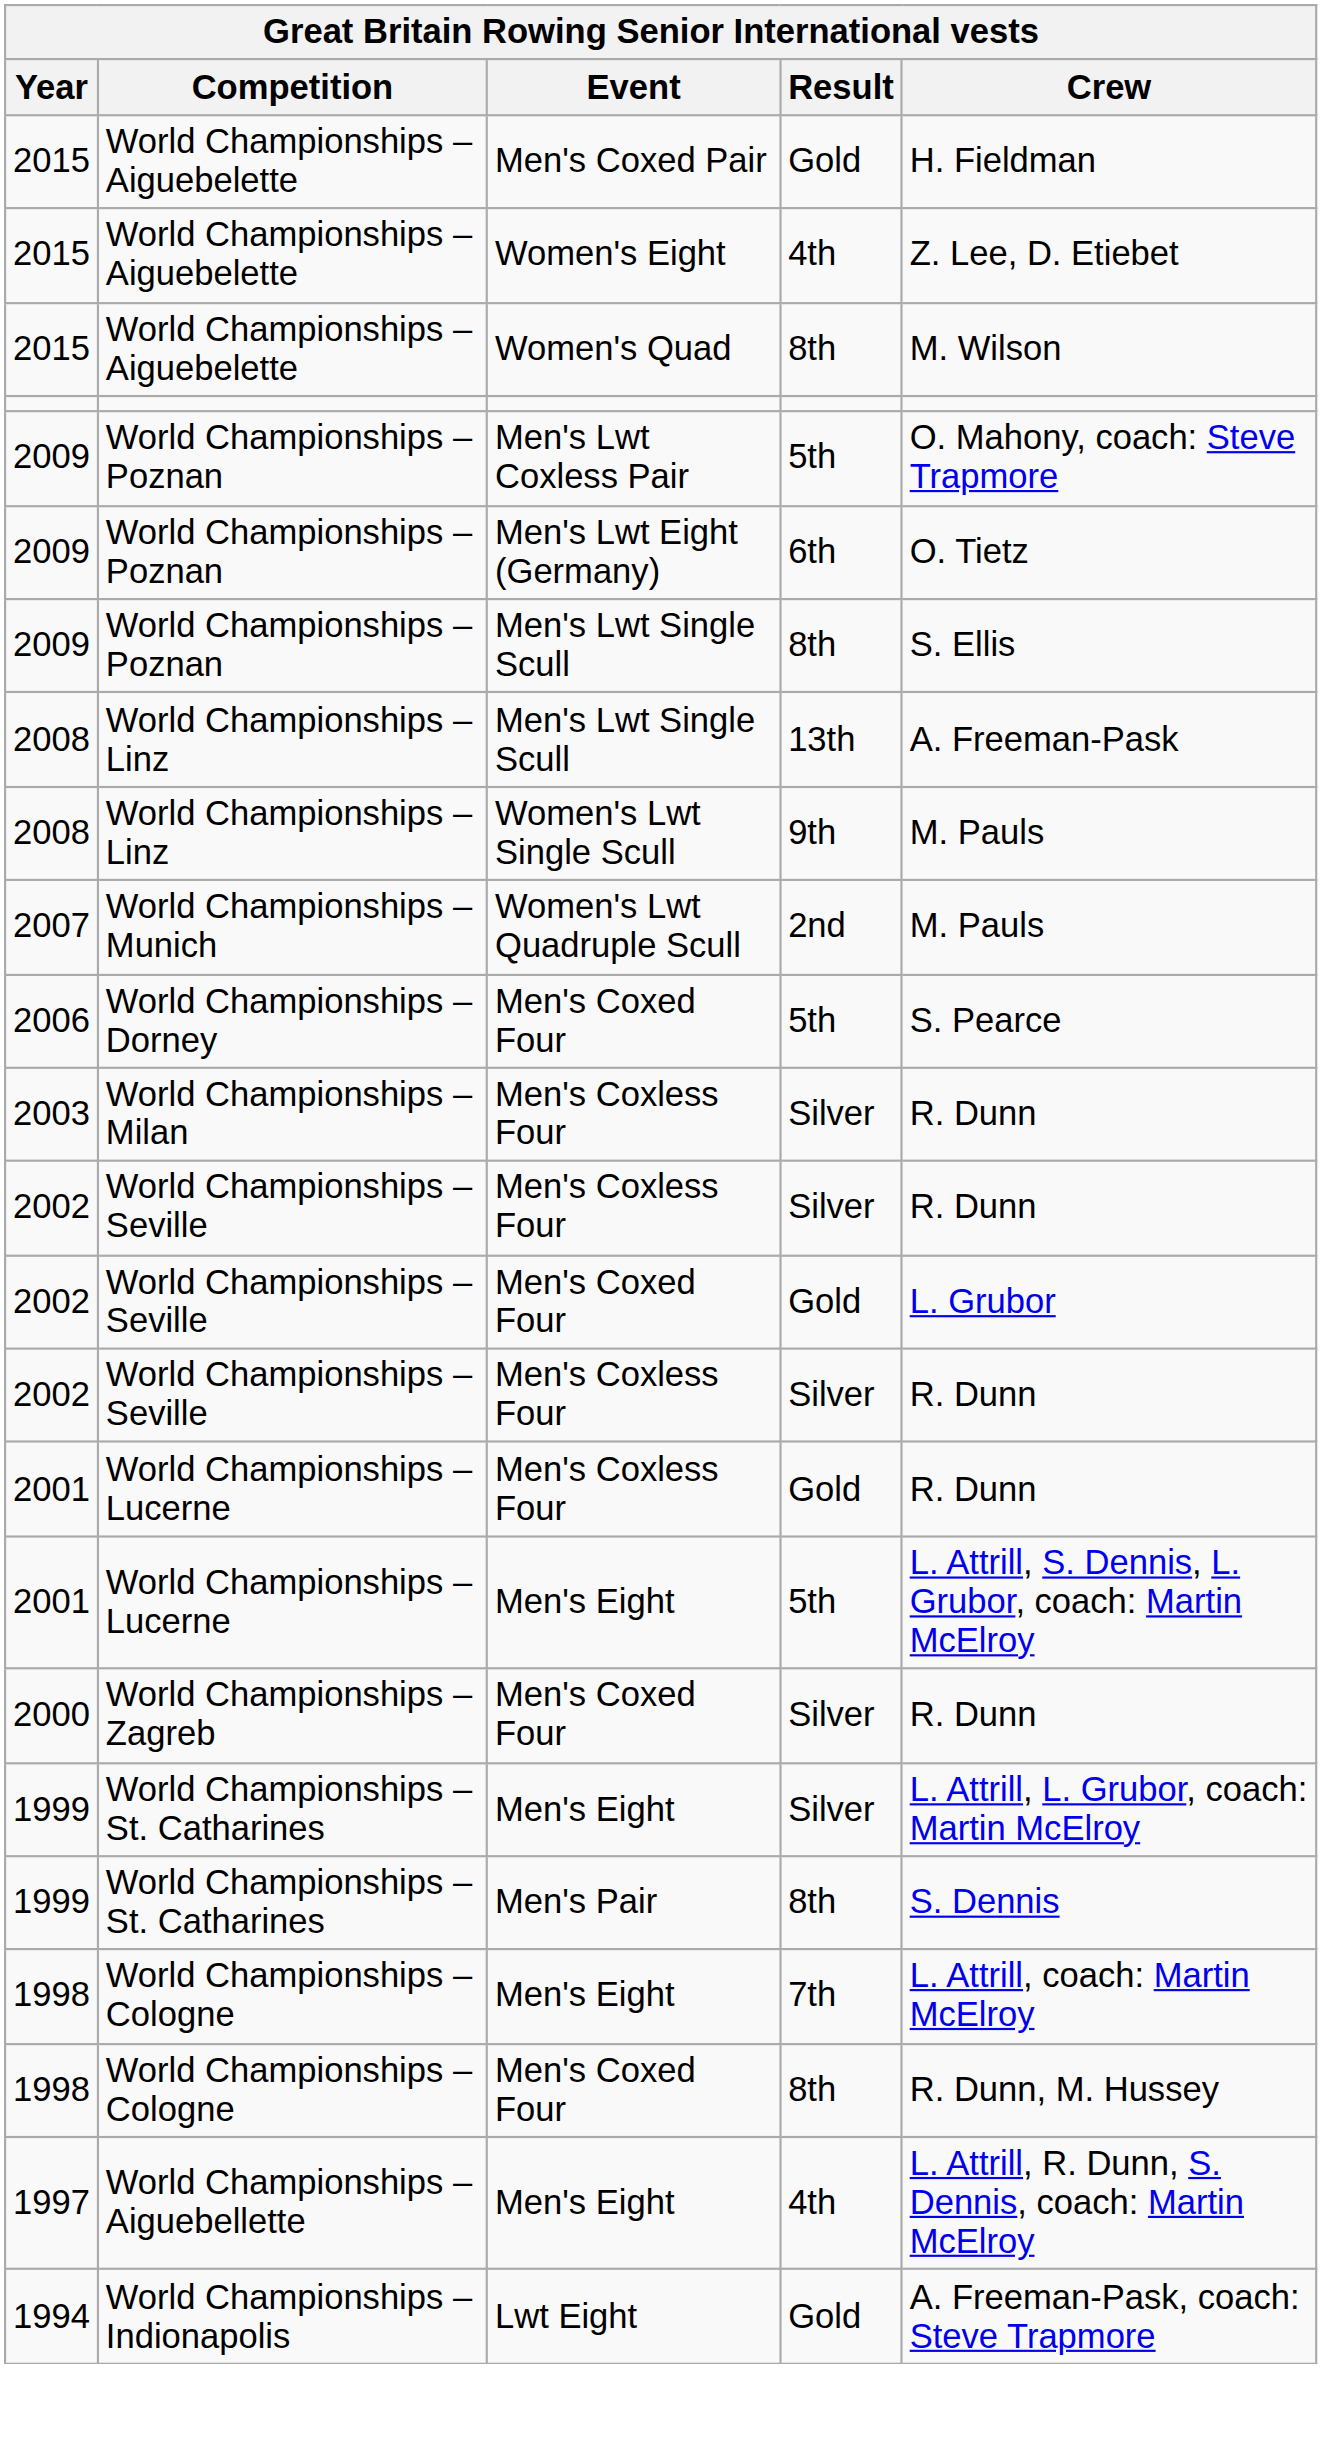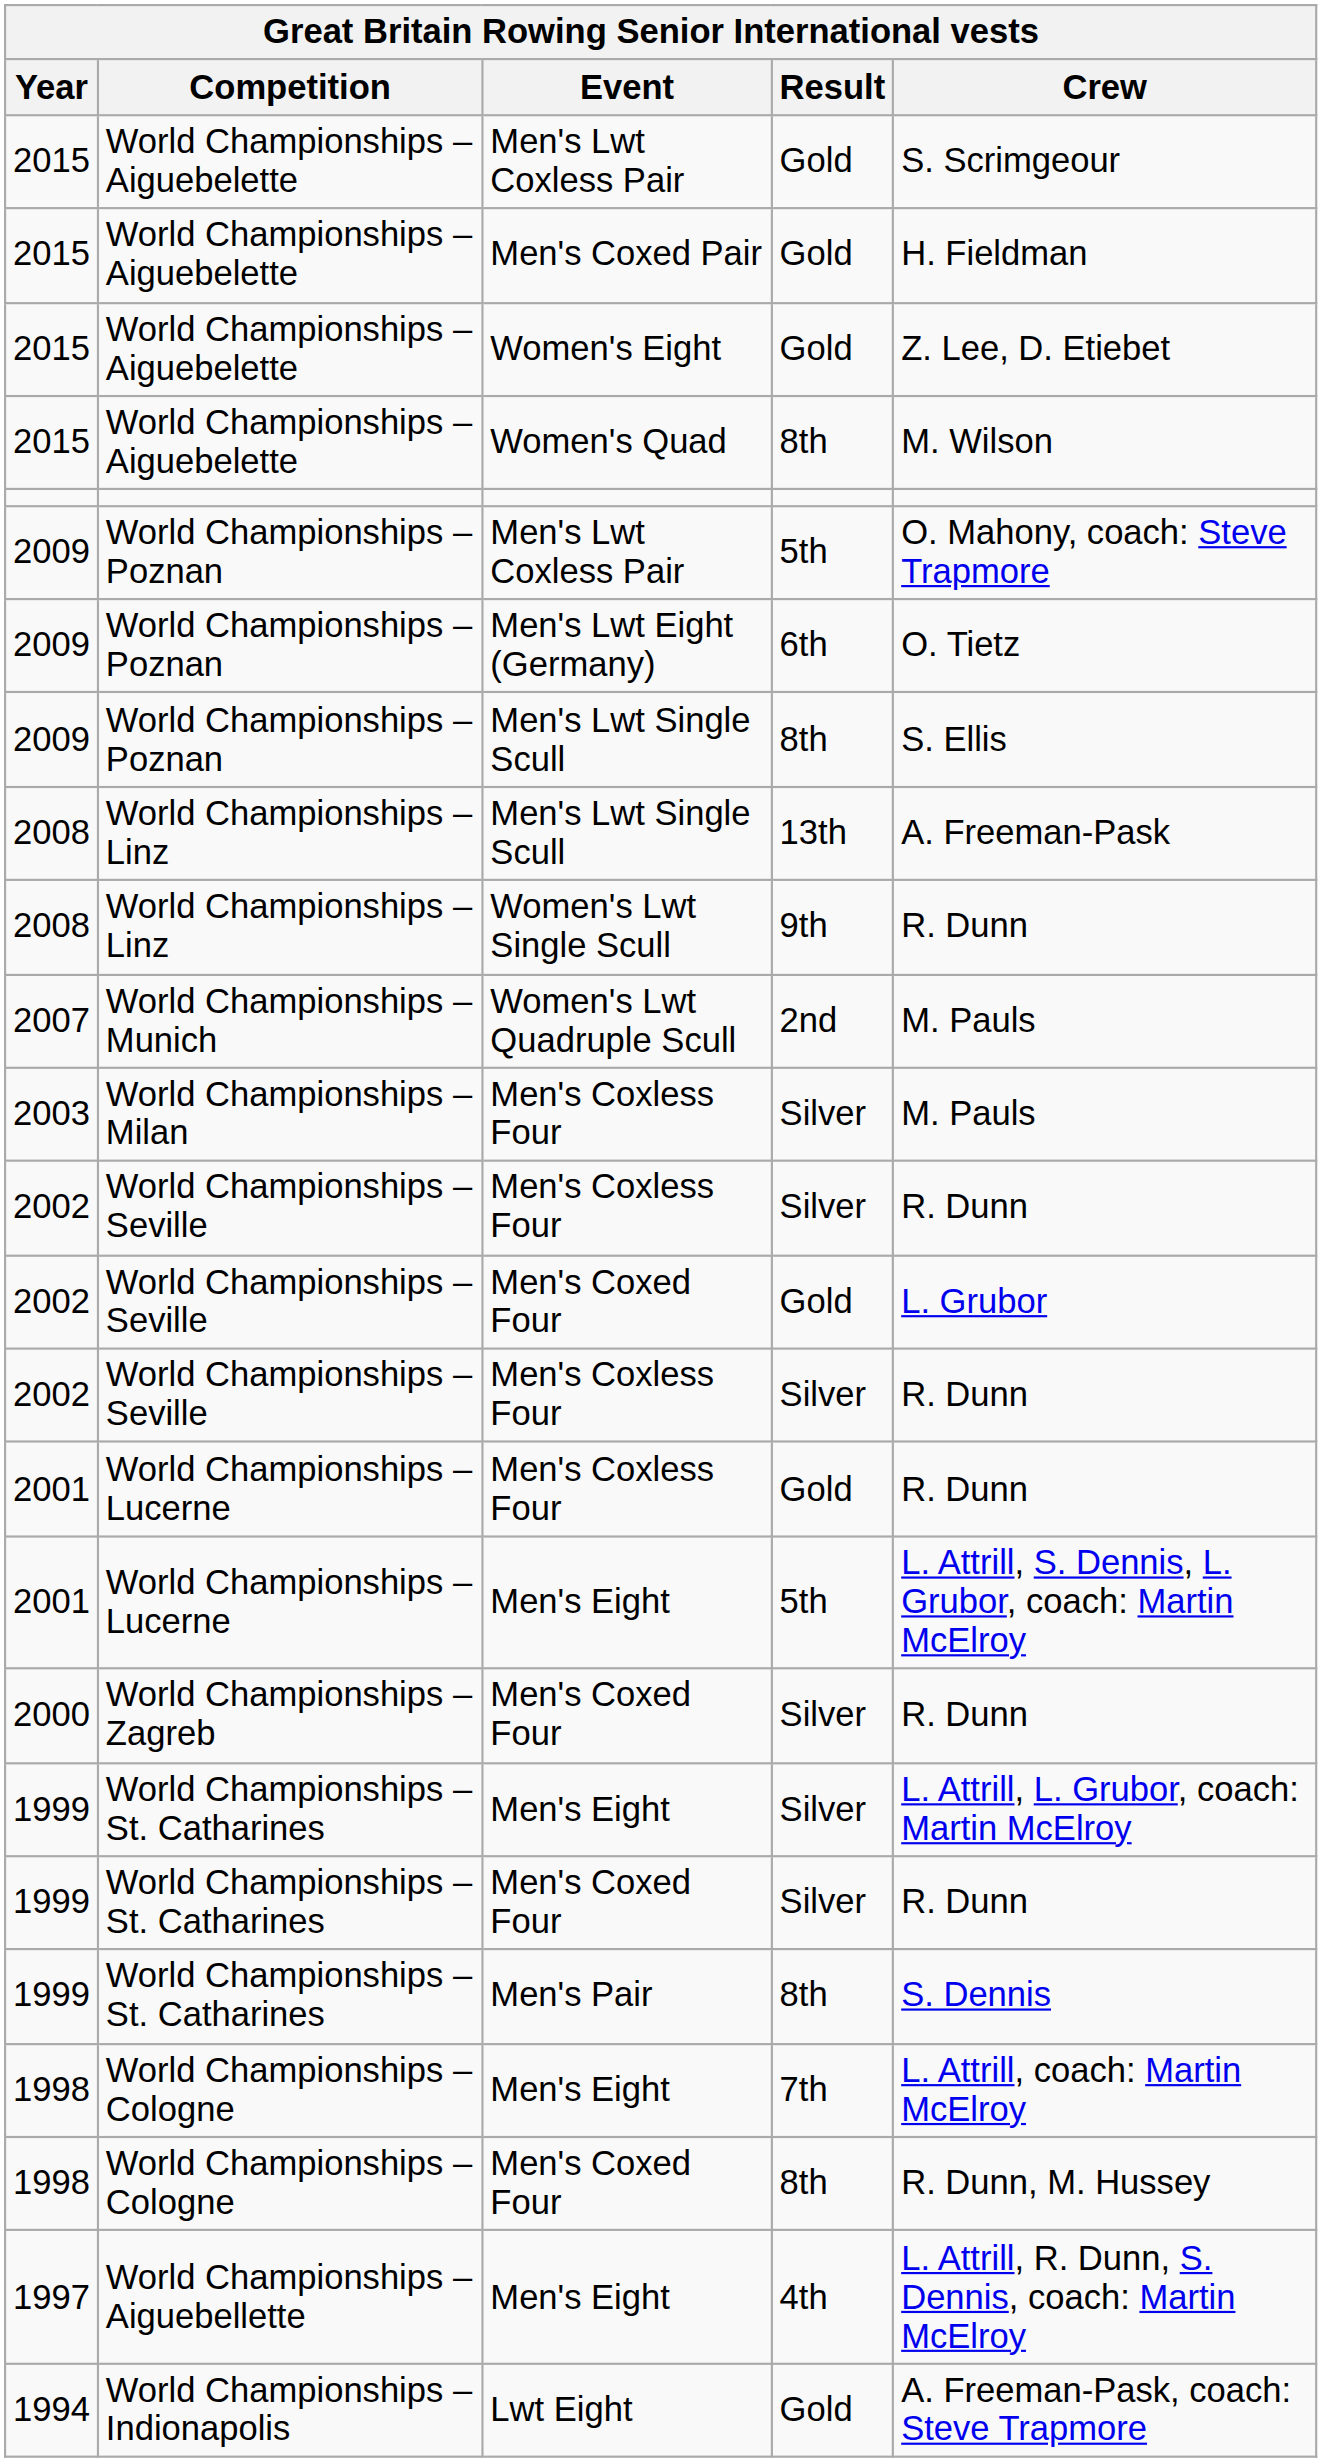+ row: (51, 160)
(812, 254) 4th -> (816, 348) Gold
(977, 832) M. Pauls -> (965, 926) R. Dunn
- row: (51, 1020)
(973, 1113) R. Dunn -> (968, 1113) M. Pauls
+ row: (51, 1902)
